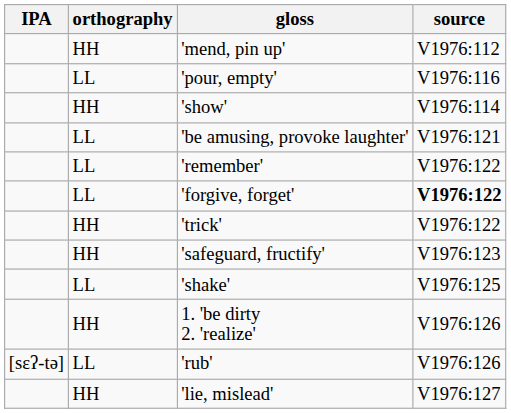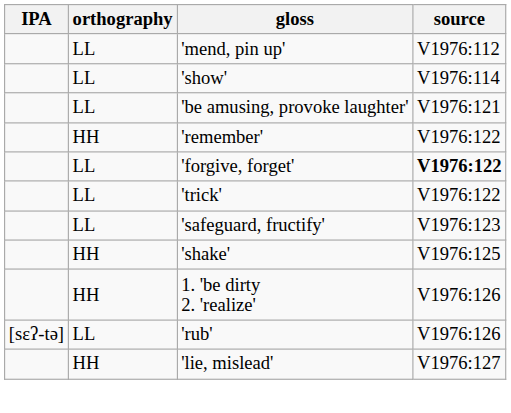(86, 48) HH -> (84, 48) LL
- row: (229, 78)
(86, 107) HH -> (84, 78) LL
(84, 166) LL -> (86, 136) HH
(86, 225) HH -> (84, 195) LL
(86, 254) HH -> (84, 225) LL
(84, 284) LL -> (86, 254) HH
